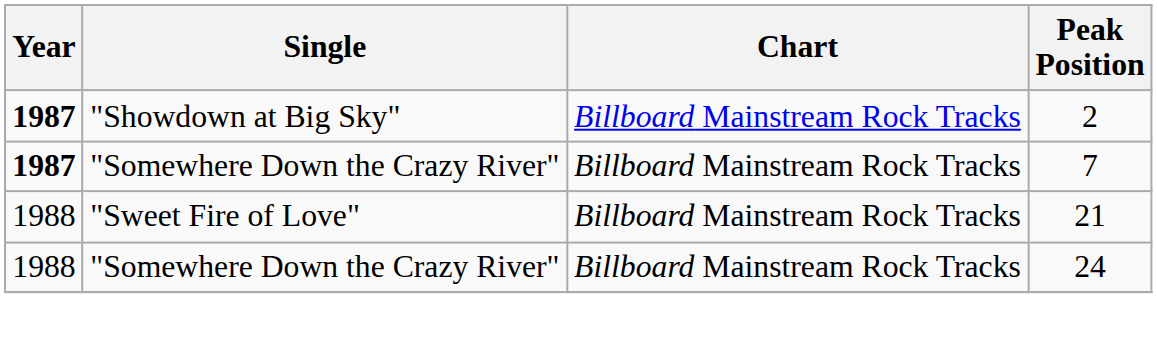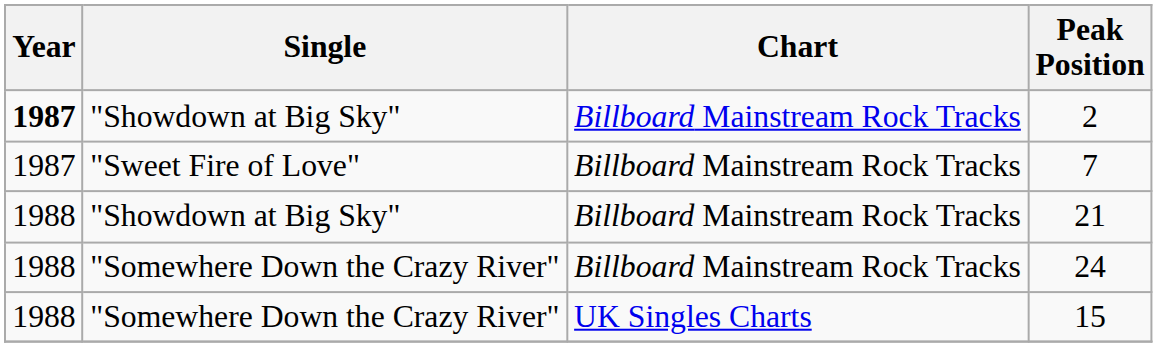(44, 165) bold -> (44, 165) normal
(325, 165) "Somewhere Down the Crazy River" -> (225, 165) "Sweet Fire of Love"
(225, 215) "Sweet Fire of Love" -> (245, 215) "Showdown at Big Sky"
+ row: (1090, 316)
